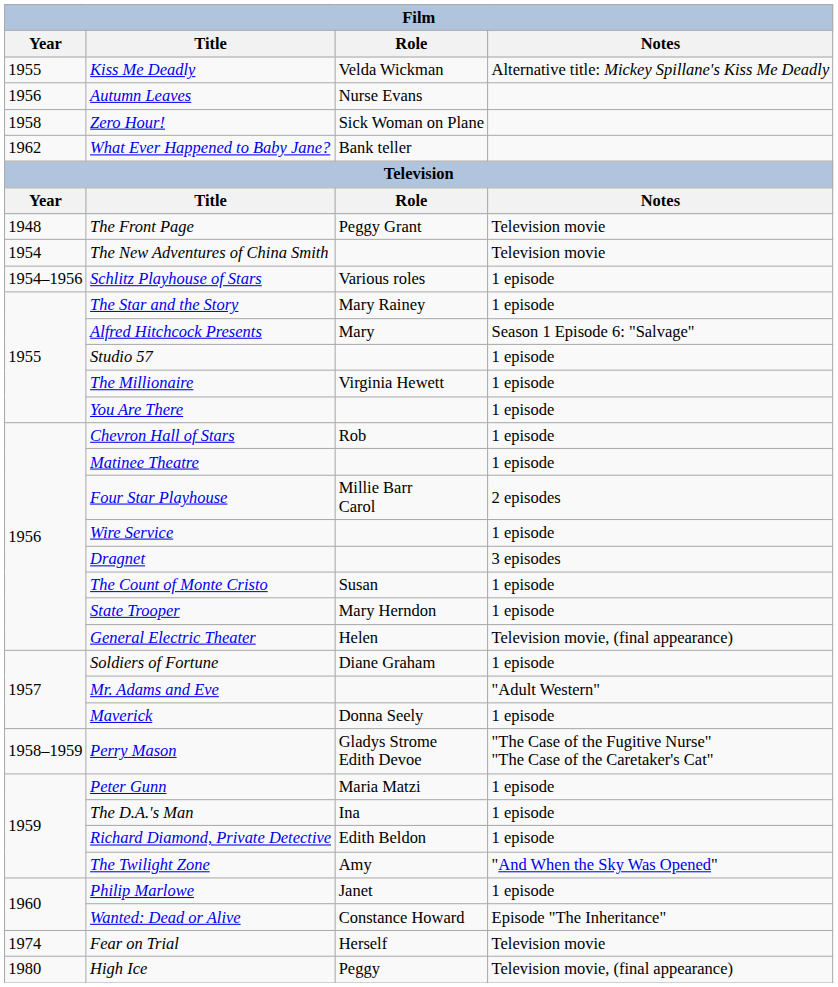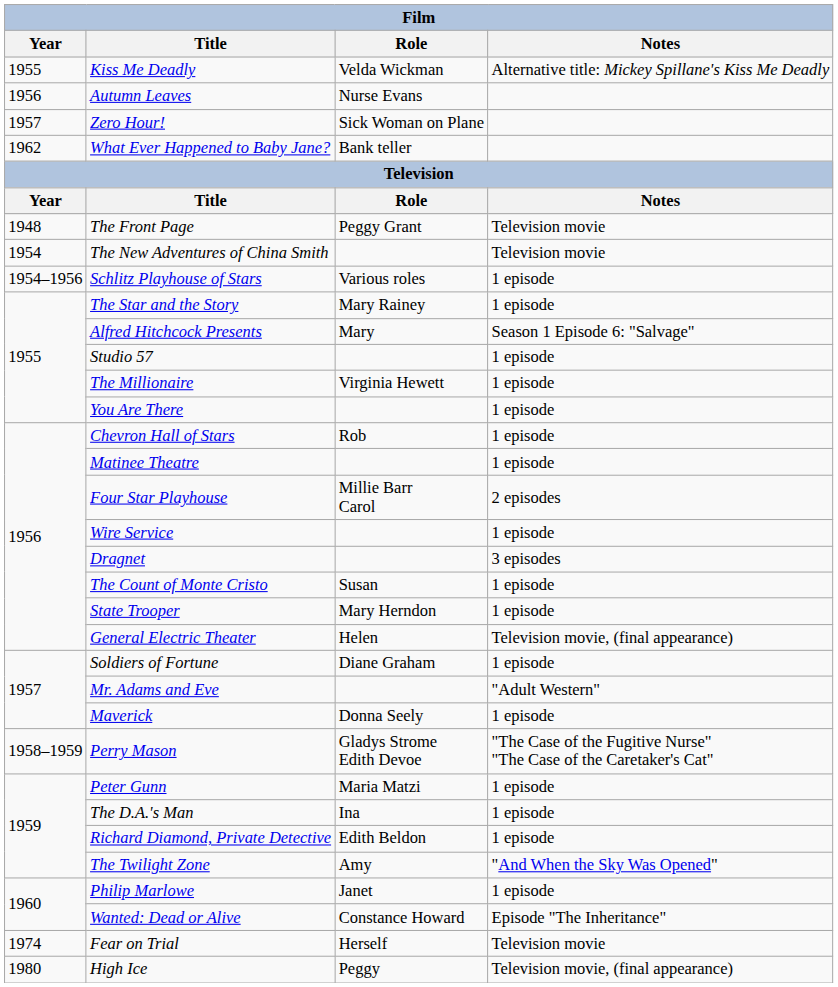(25, 122) 1958 -> (25, 122) 1957
